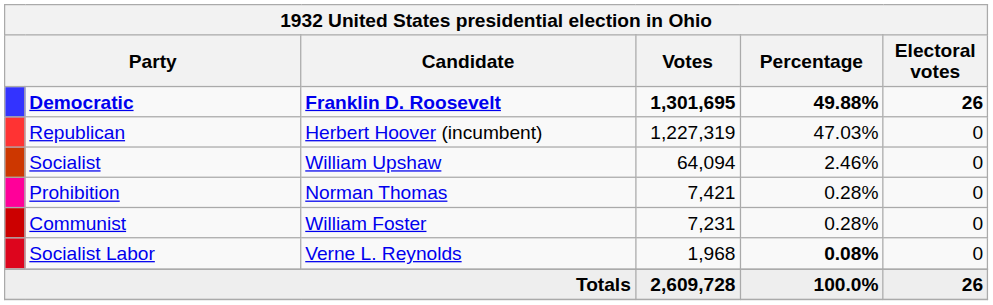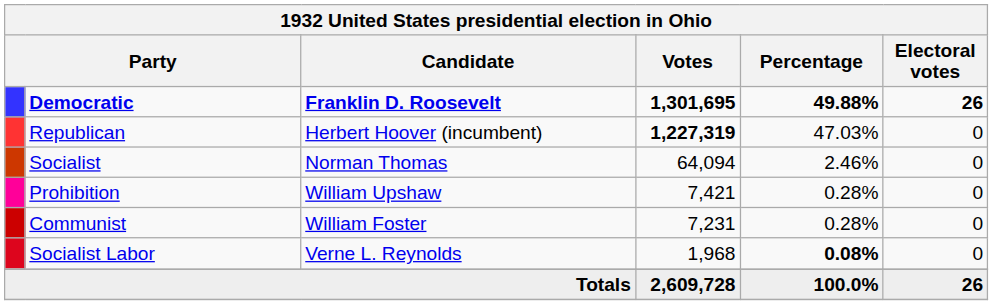(693, 132) normal -> (693, 132) bold
(373, 163) William Upshaw -> (376, 163) Norman Thomas
(376, 193) Norman Thomas -> (373, 193) William Upshaw
